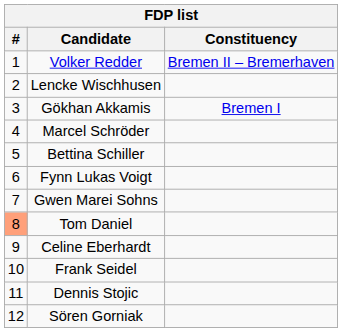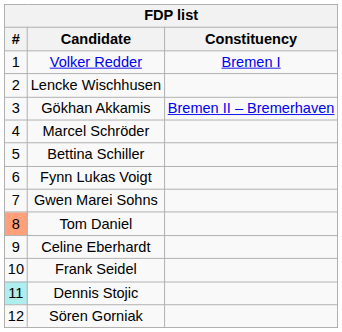(251, 62) Bremen II – Bremerhaven -> (251, 62) Bremen I
(251, 108) Bremen I -> (251, 108) Bremen II – Bremerhaven
(16, 293) no background -> (16, 293) paleturquoise background
